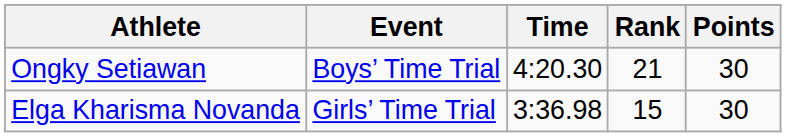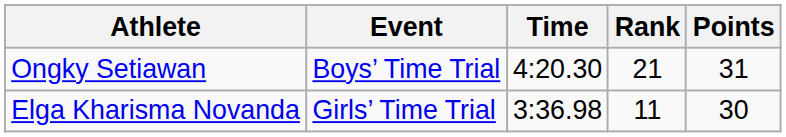(734, 69) 30 -> (734, 69) 31
(647, 111) 15 -> (647, 111) 11
